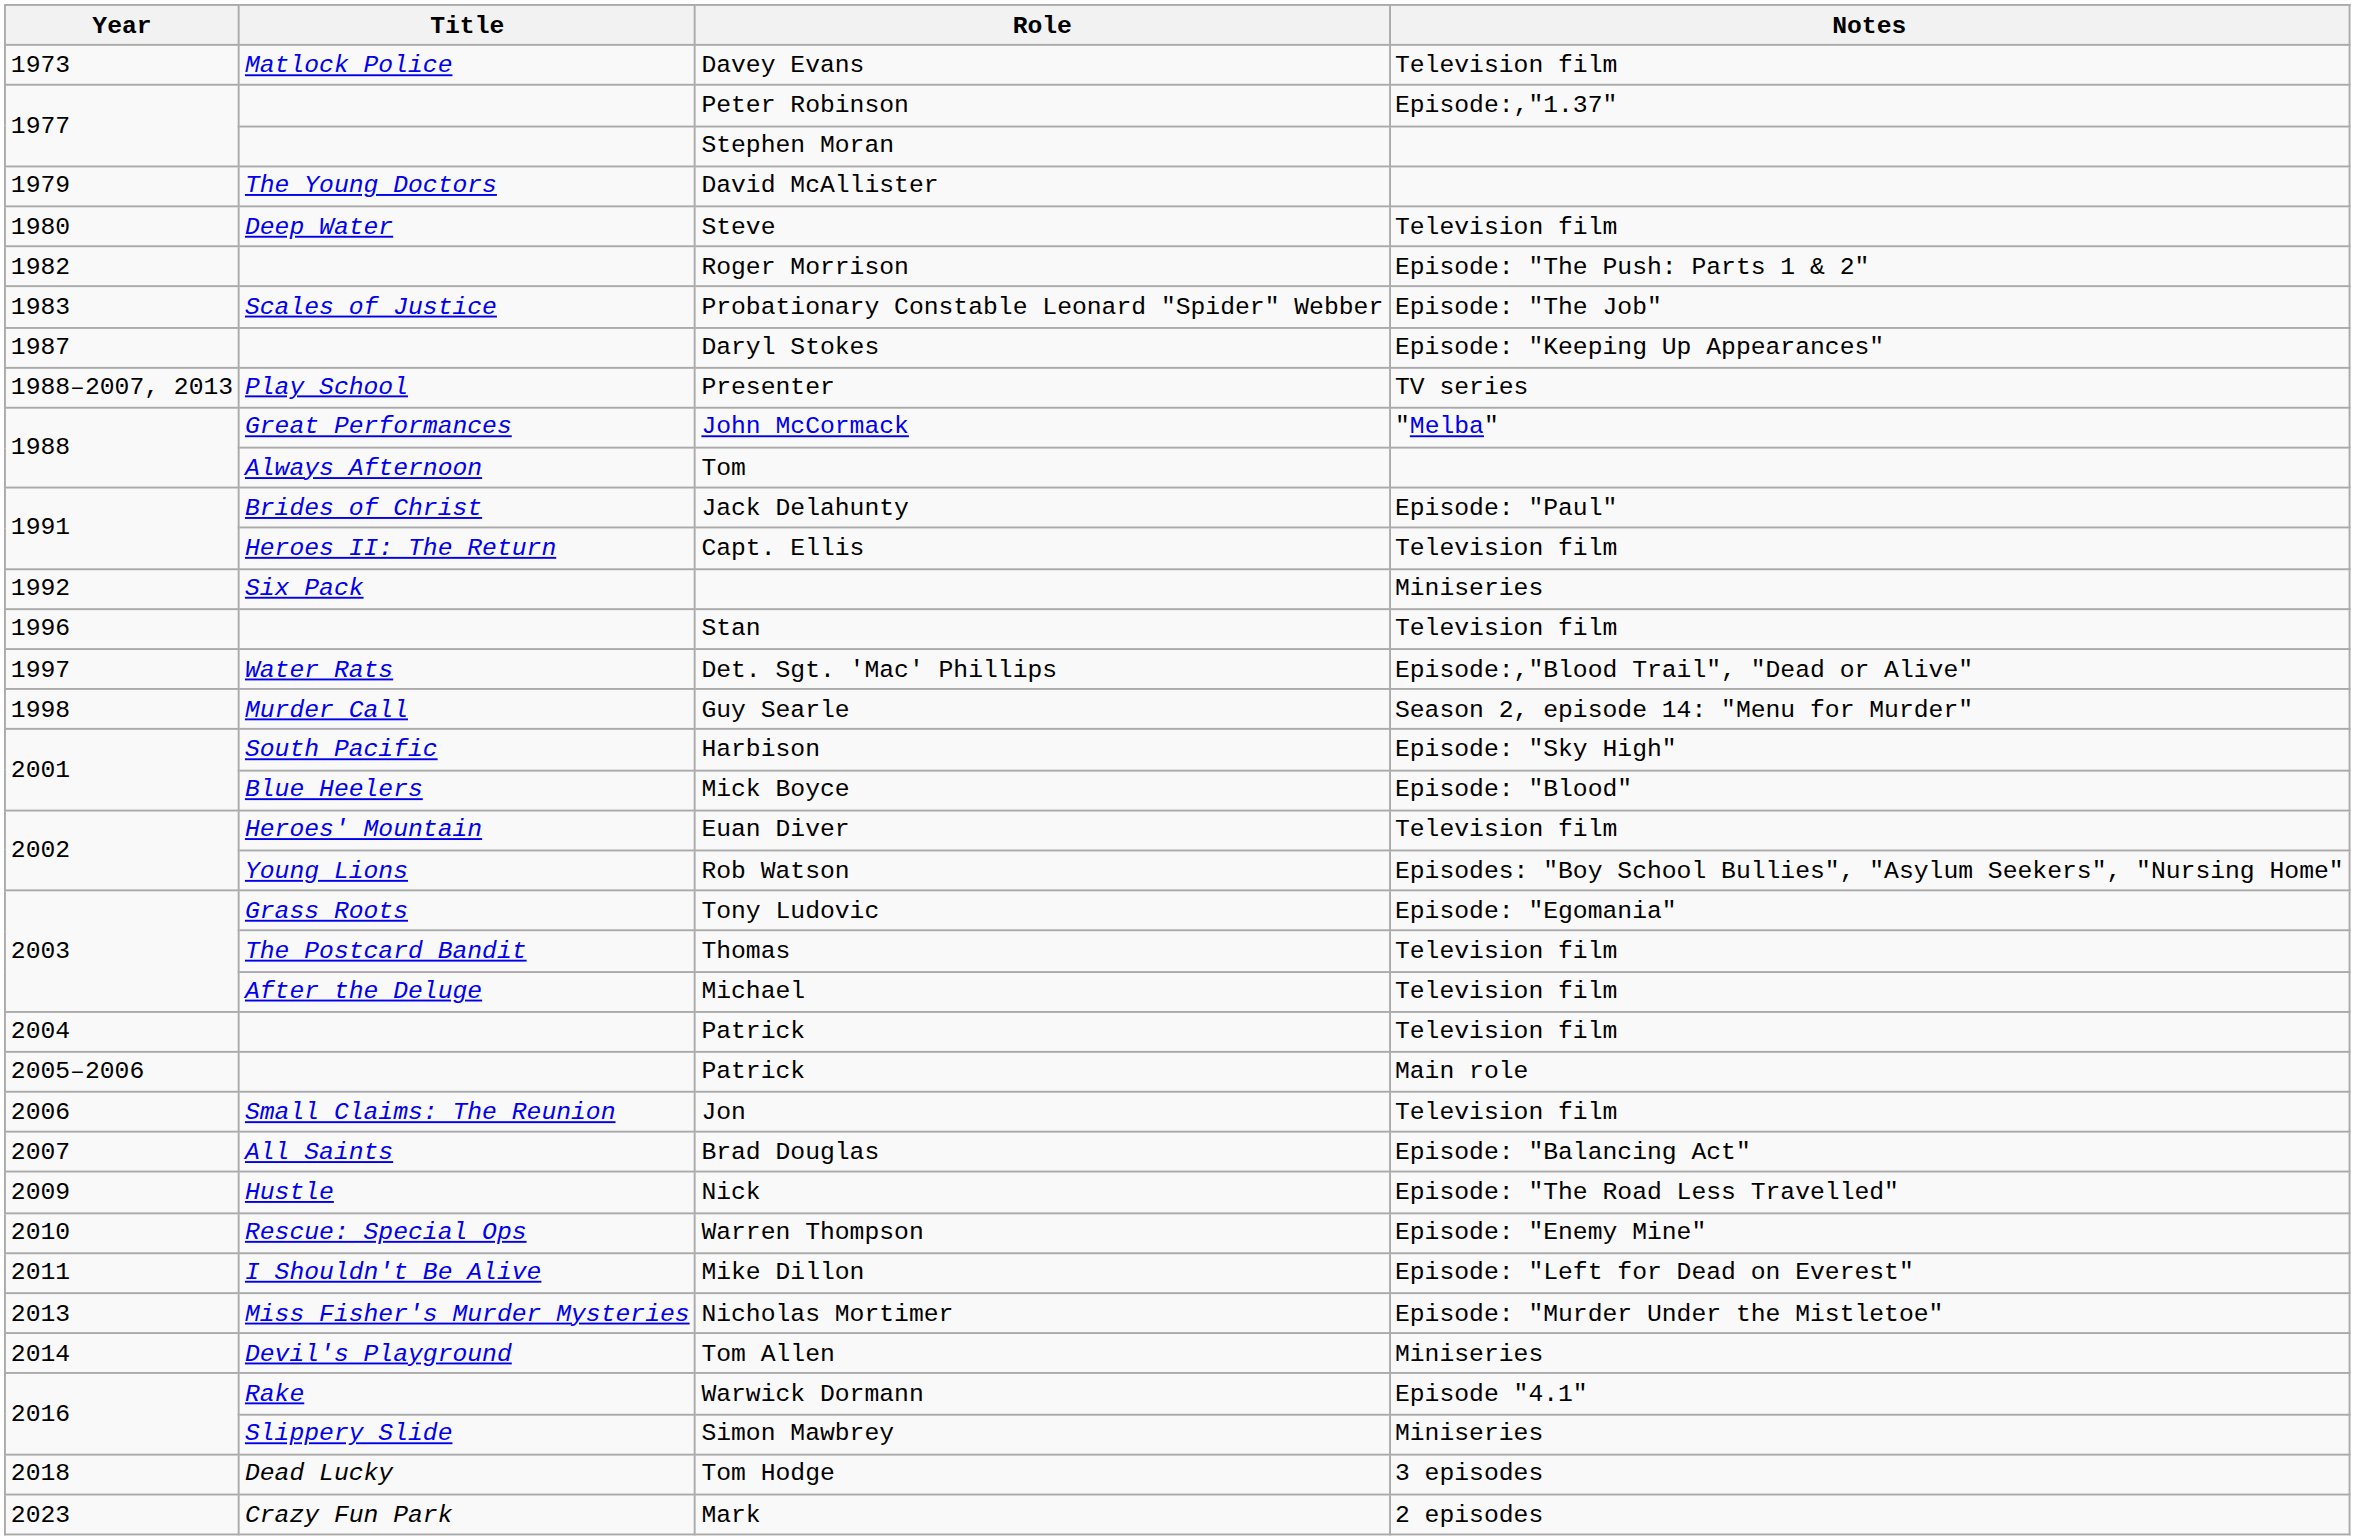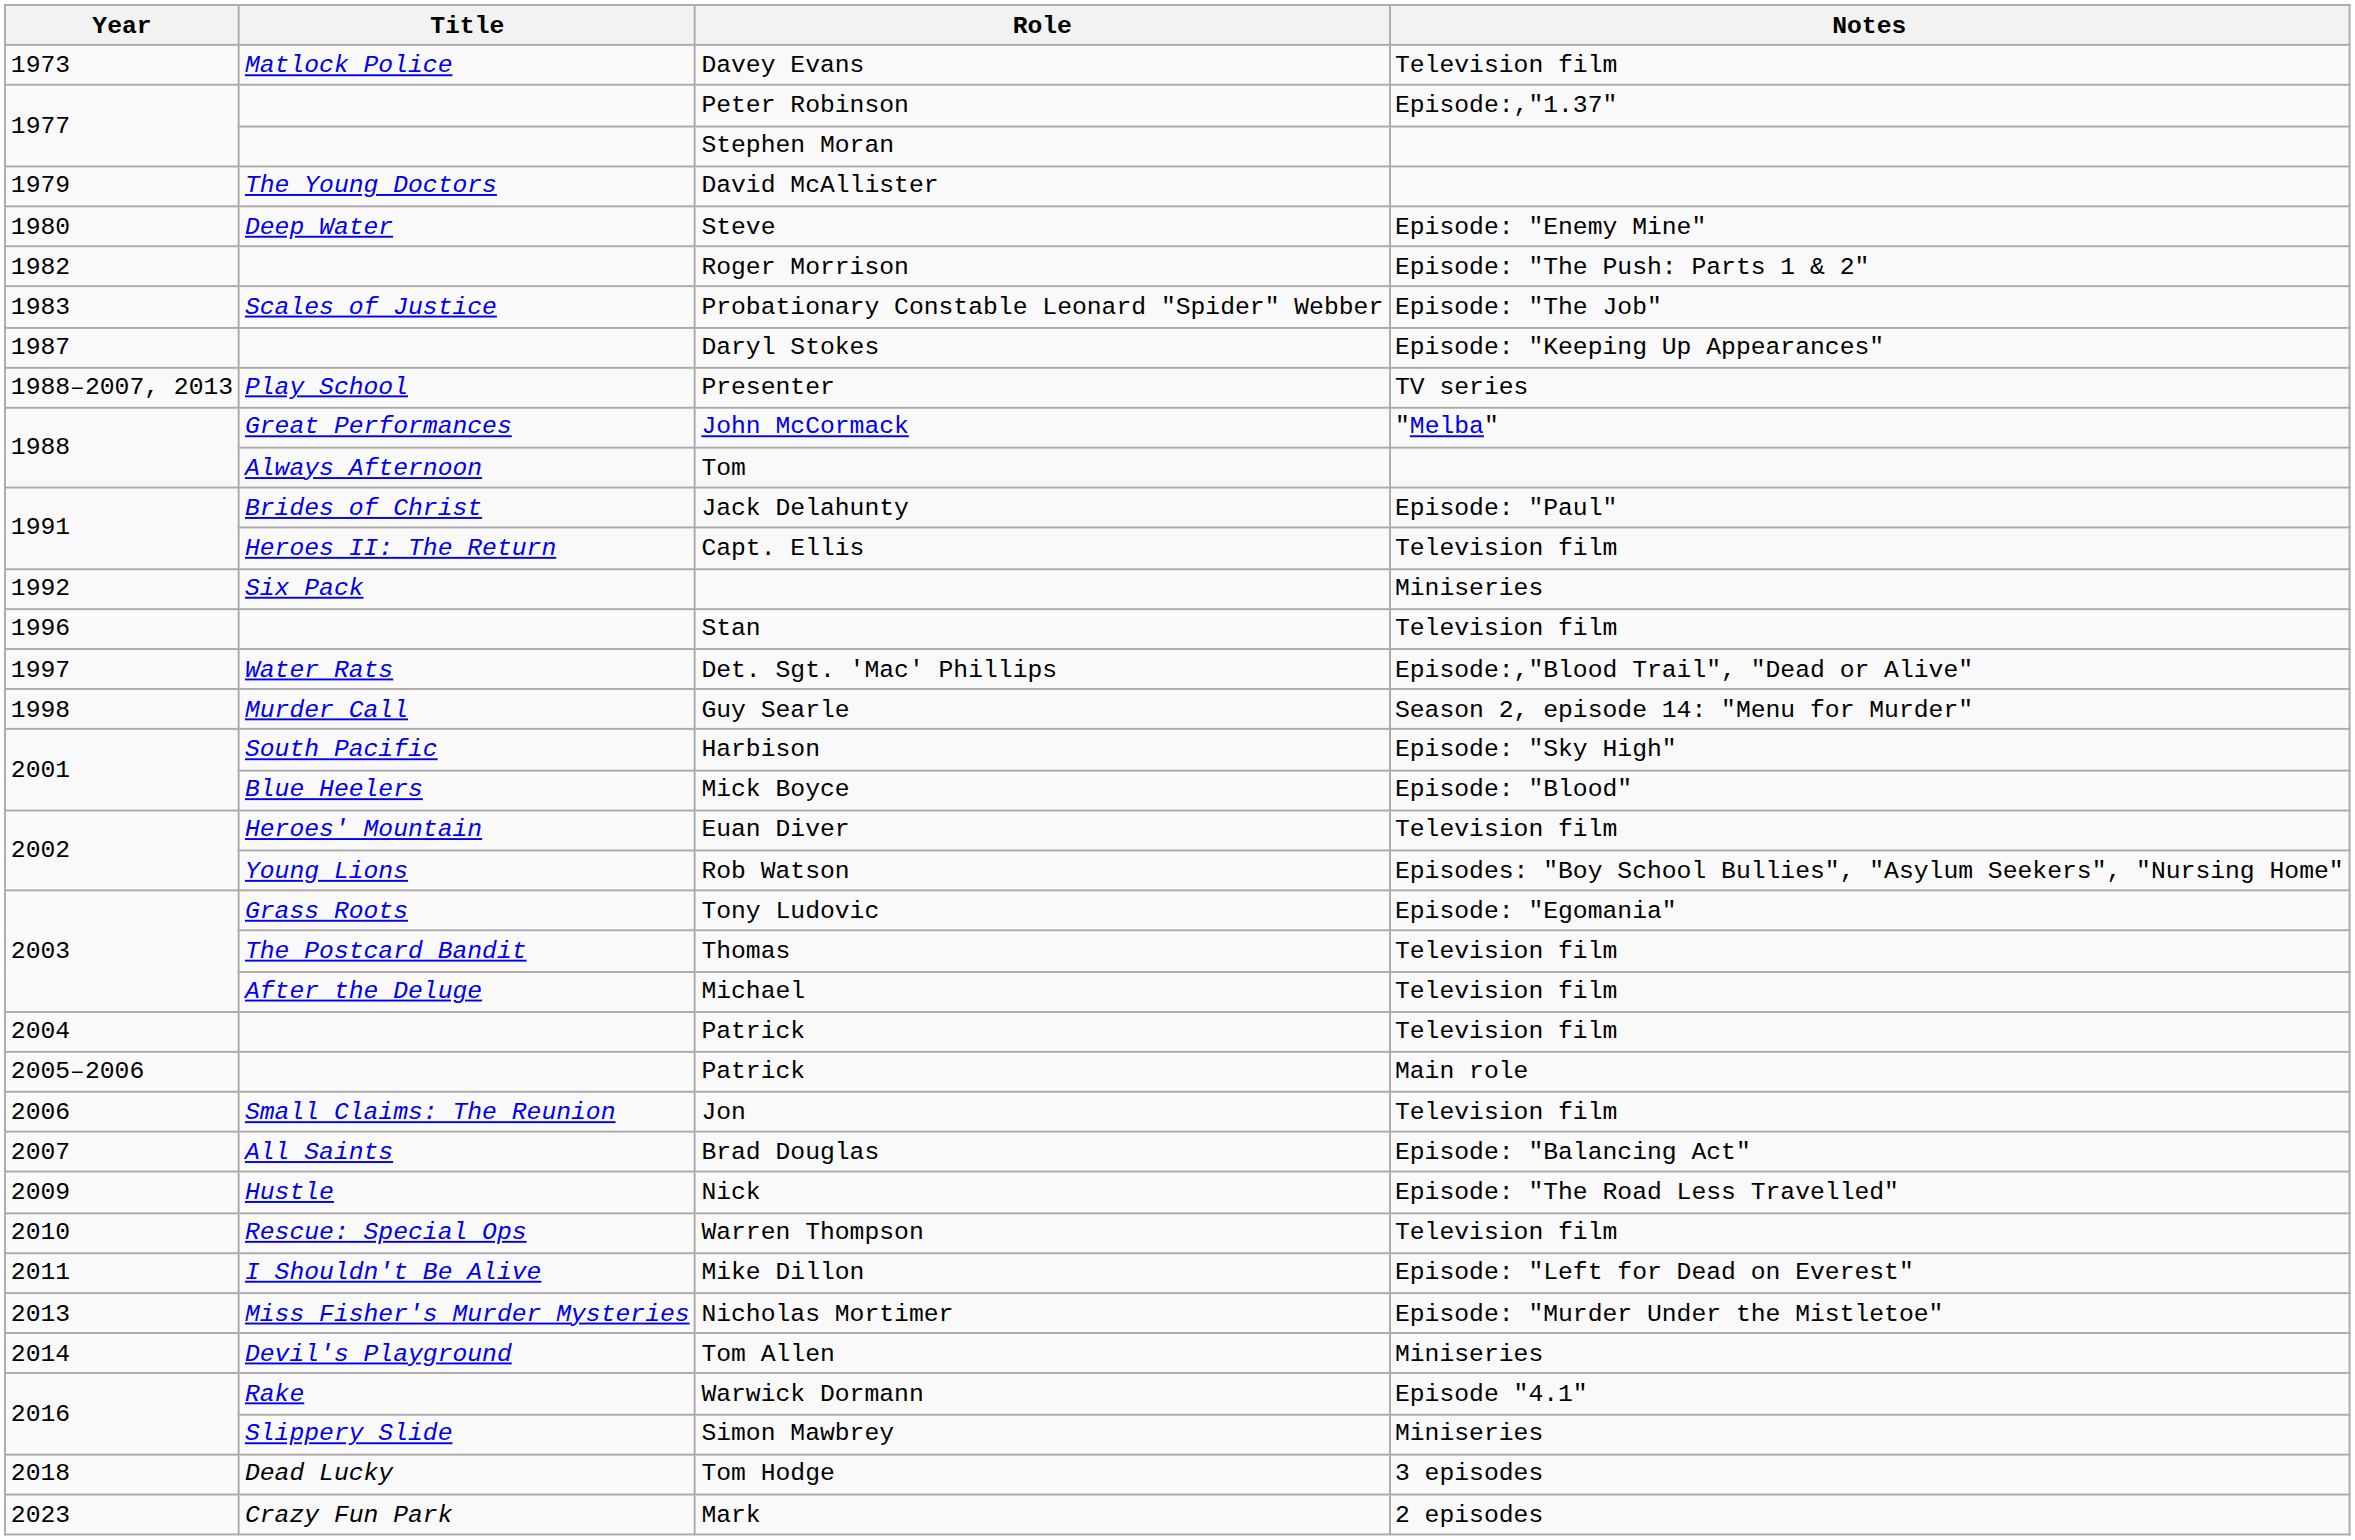(1506, 226) Television film -> (1551, 226) Episode: "Enemy Mine"
(1551, 1233) Episode: "Enemy Mine" -> (1506, 1233) Television film
